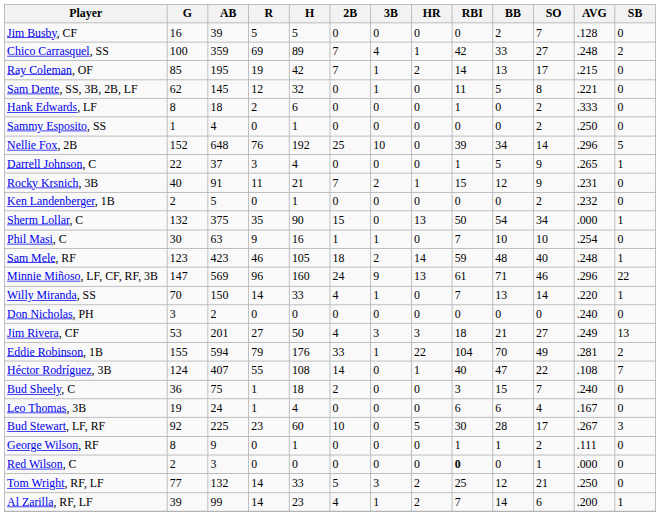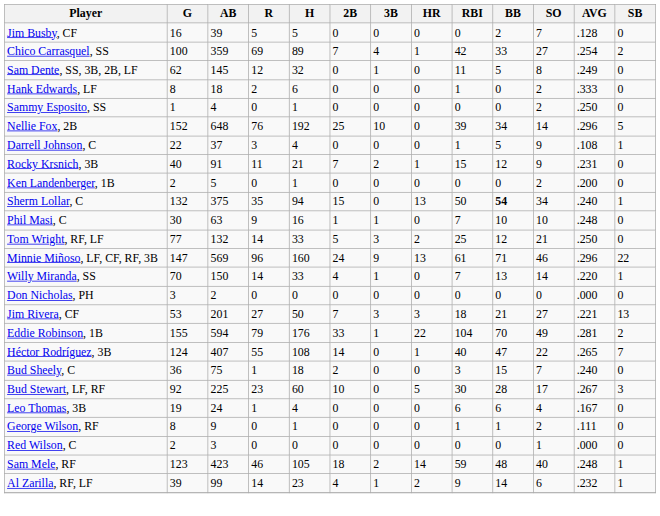(587, 51) .248 -> (587, 51) .254
- row: (50, 70)
(587, 88) .221 -> (587, 70) .249
(587, 164) .265 -> (587, 145) .108
(587, 201) .232 -> (587, 182) .200
(298, 220) 90 -> (298, 201) 94
(501, 220) normal -> (501, 201) bold
(587, 220) .000 -> (587, 201) .240
(587, 239) .254 -> (587, 220) .248
rows swapped: (41, 257) <-> (55, 483)
(587, 314) .240 -> (587, 295) .000
(336, 333) 4 -> (336, 314) 7
(587, 333) .249 -> (587, 314) .221
(587, 370) .108 -> (587, 351) .265
rows swapped: (56, 426) <-> (47, 408)
(458, 464) bold -> (458, 445) normal
(458, 502) 7 -> (458, 483) 9
(587, 502) .200 -> (587, 483) .232
